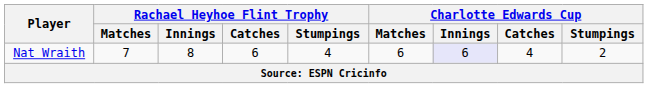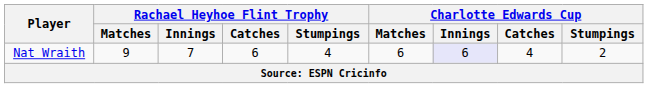(126, 53) 7 -> (126, 53) 9
(191, 53) 8 -> (191, 53) 7
